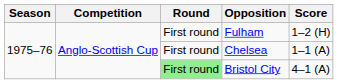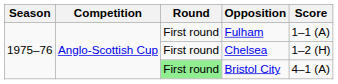(311, 32) 1–2 (H) -> (311, 32) 1–1 (A)
(311, 50) 1–1 (A) -> (311, 50) 1–2 (H)
